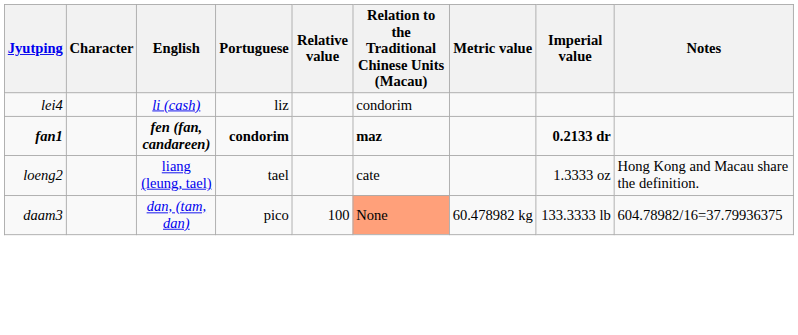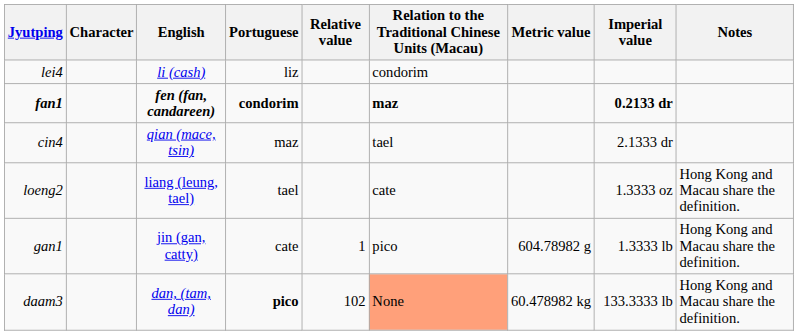+ row: (50, 142)
+ row: (48, 246)
(276, 214) normal -> (286, 302) bold
(339, 214) 100 -> (355, 302) 102
(700, 214) 604.78982/16=37.79936375 -> (727, 302) Hong Kong and Macau share the definition.
